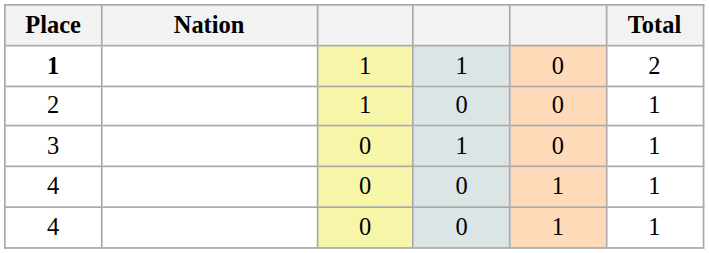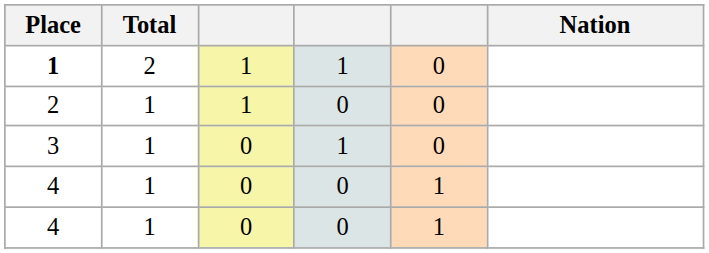columns swapped: (209, 25) <-> (654, 25)
